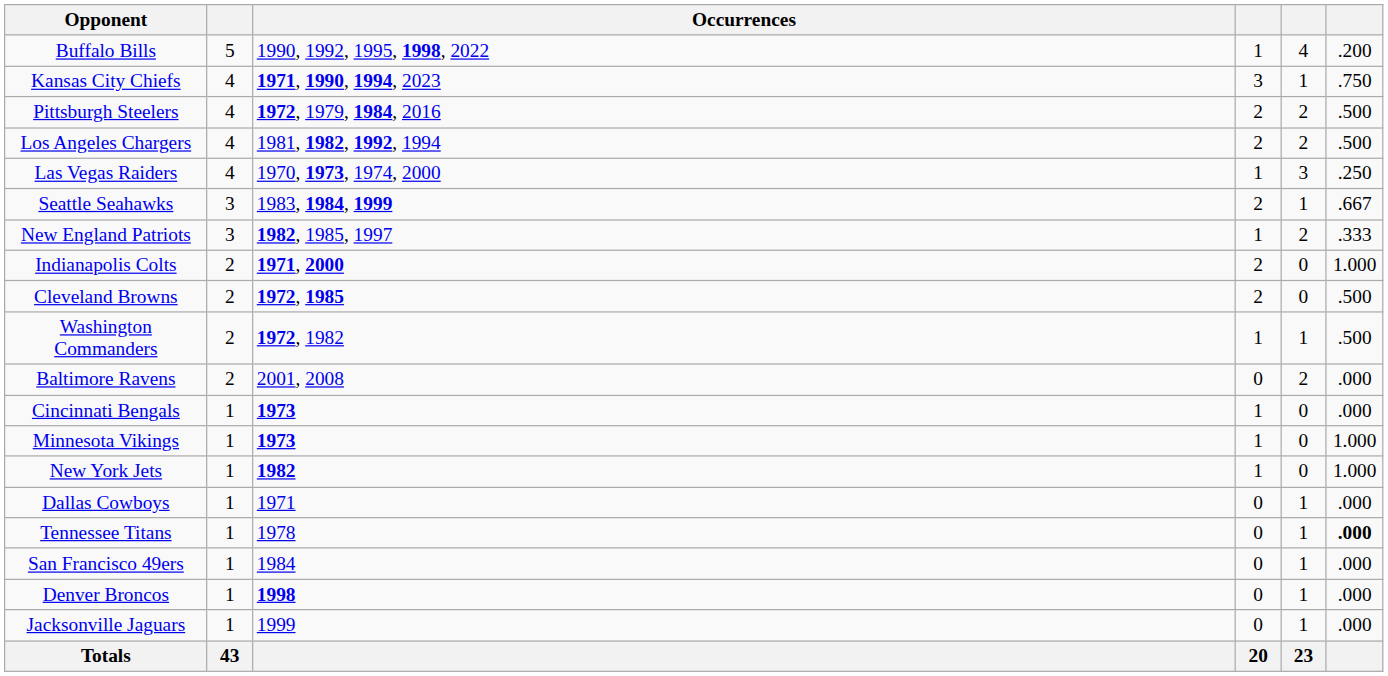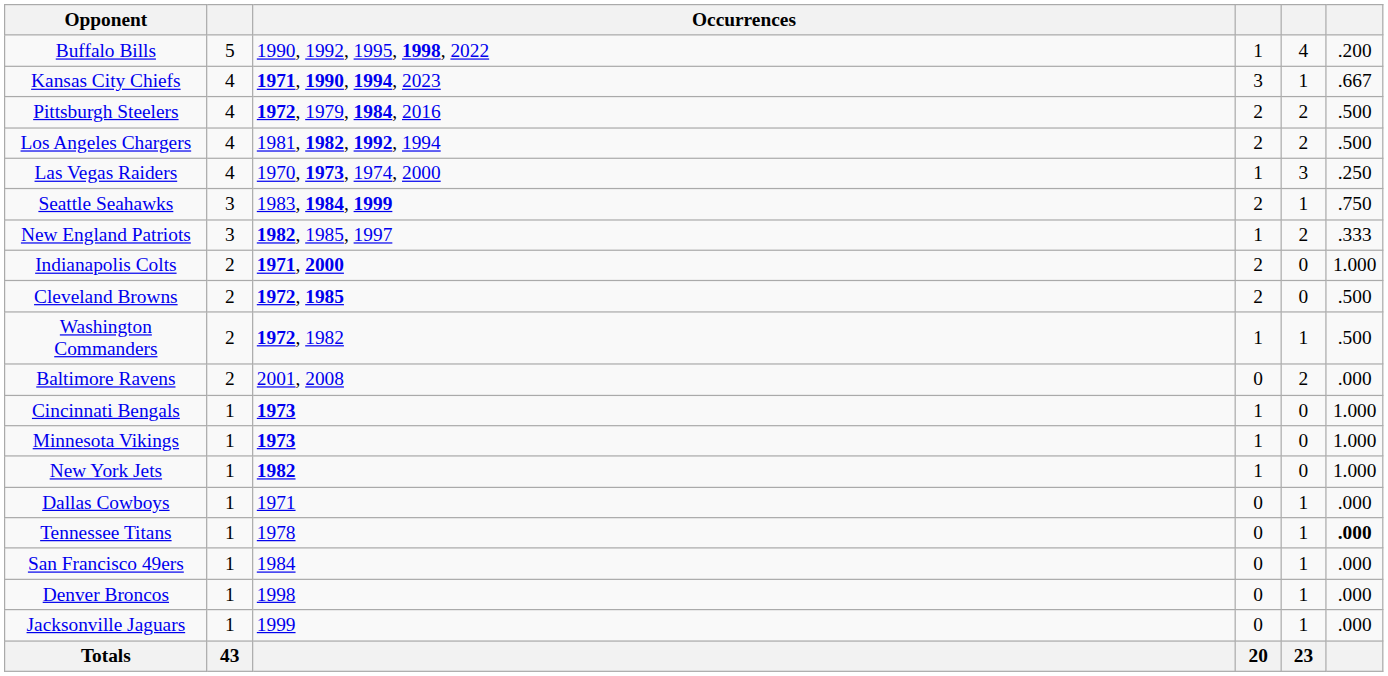(1355, 81) .750 -> (1355, 81) .667
(1355, 204) .667 -> (1355, 204) .750
(1355, 410) .000 -> (1355, 410) 1.000
(276, 594) bold -> (276, 594) normal
